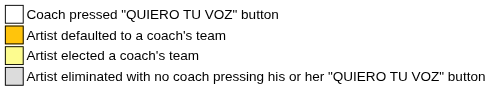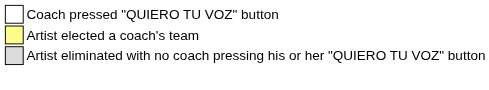- row: (126, 35)
